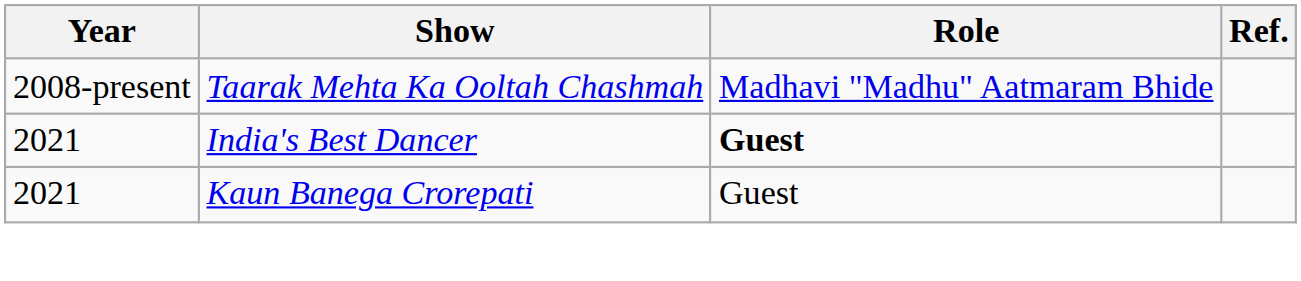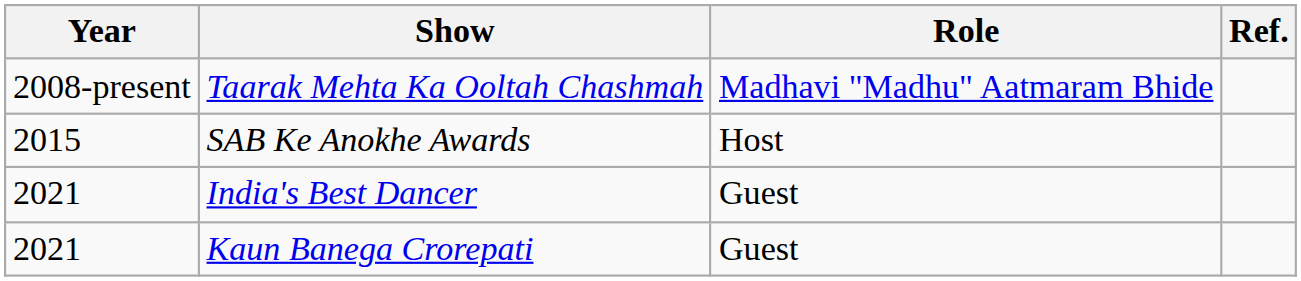+ row: (369, 139)
(762, 139) bold -> (759, 193) normal
